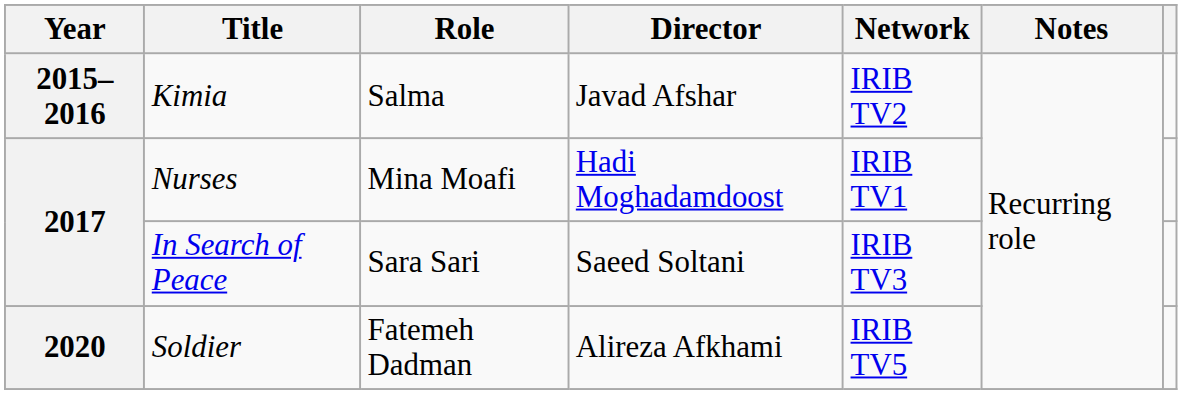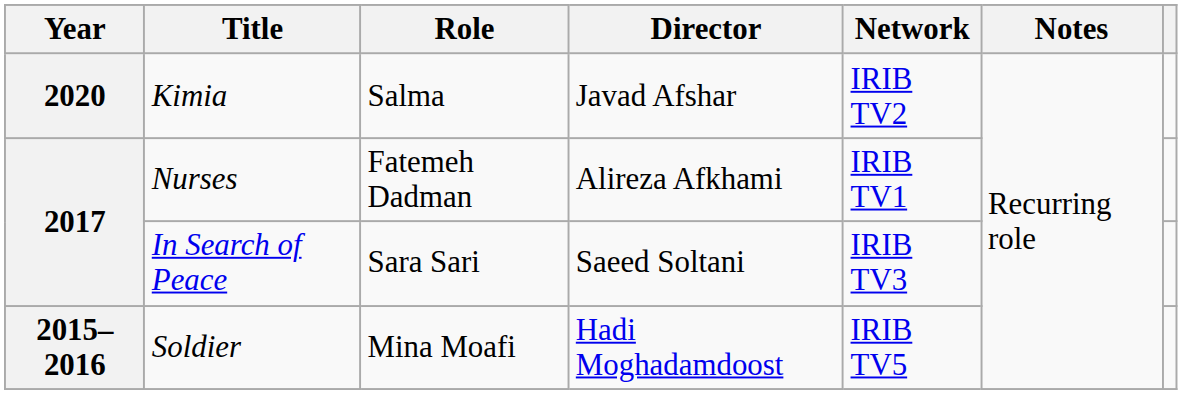(75, 95) 2015–2016 -> (75, 95) 2020
(442, 179) Mina Moafi -> (421, 179) Fatemeh Dadman
(680, 179) Hadi Moghadamdoost -> (679, 179) Alireza Afkhami
(75, 346) 2020 -> (75, 346) 2015–2016
(421, 346) Fatemeh Dadman -> (442, 346) Mina Moafi
(679, 346) Alireza Afkhami -> (680, 346) Hadi Moghadamdoost
